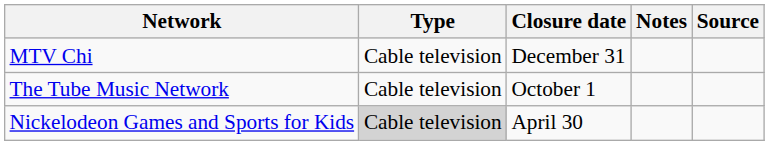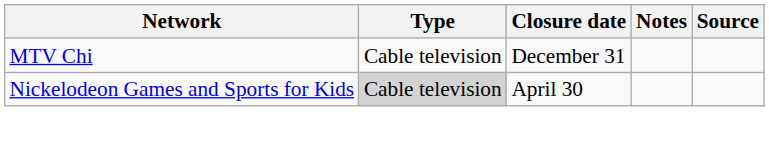- row: (119, 88)
